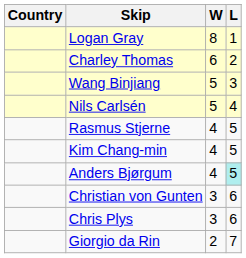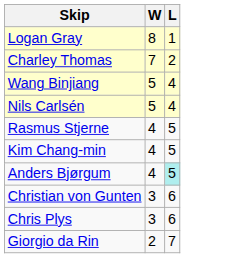- column: (35, 15)
(213, 60) 6 -> (152, 60) 7
(233, 83) 3 -> (172, 83) 4
